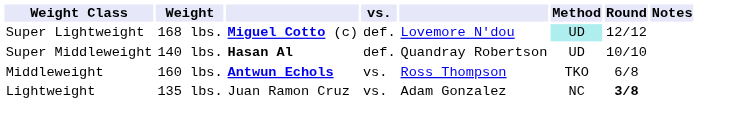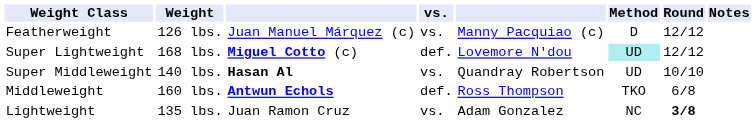+ row: (59, 33)
(379, 52) def. -> (432, 72) vs.
(375, 72) vs. -> (436, 92) def.
